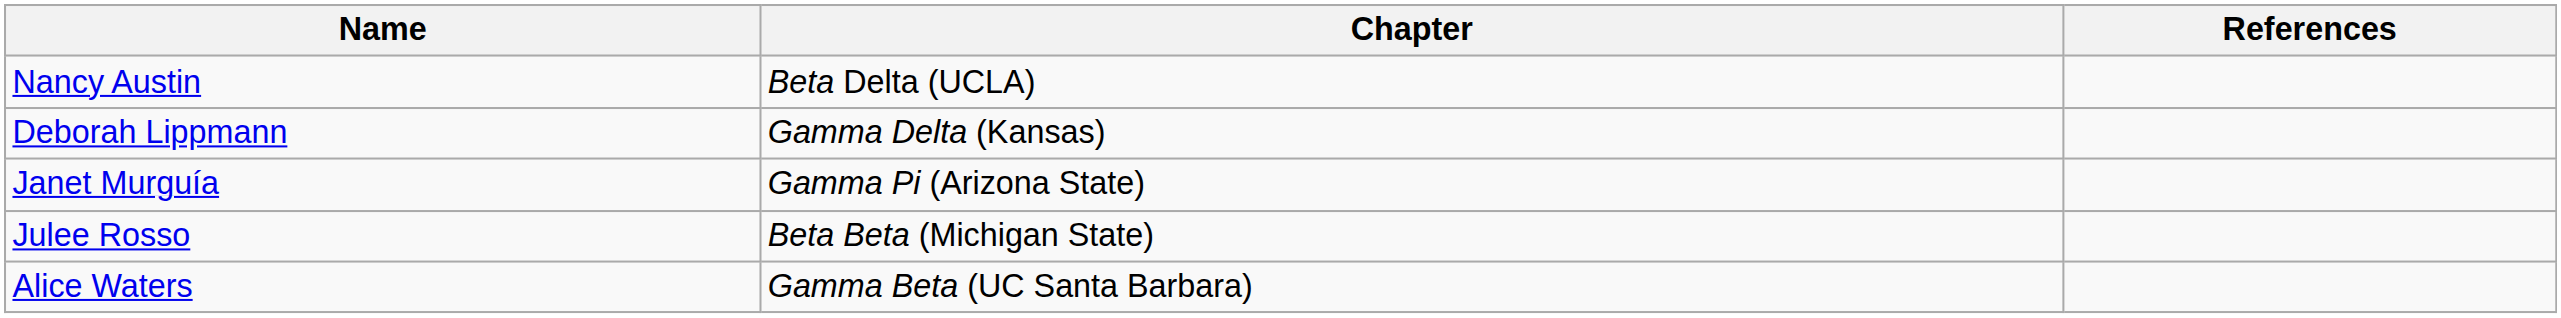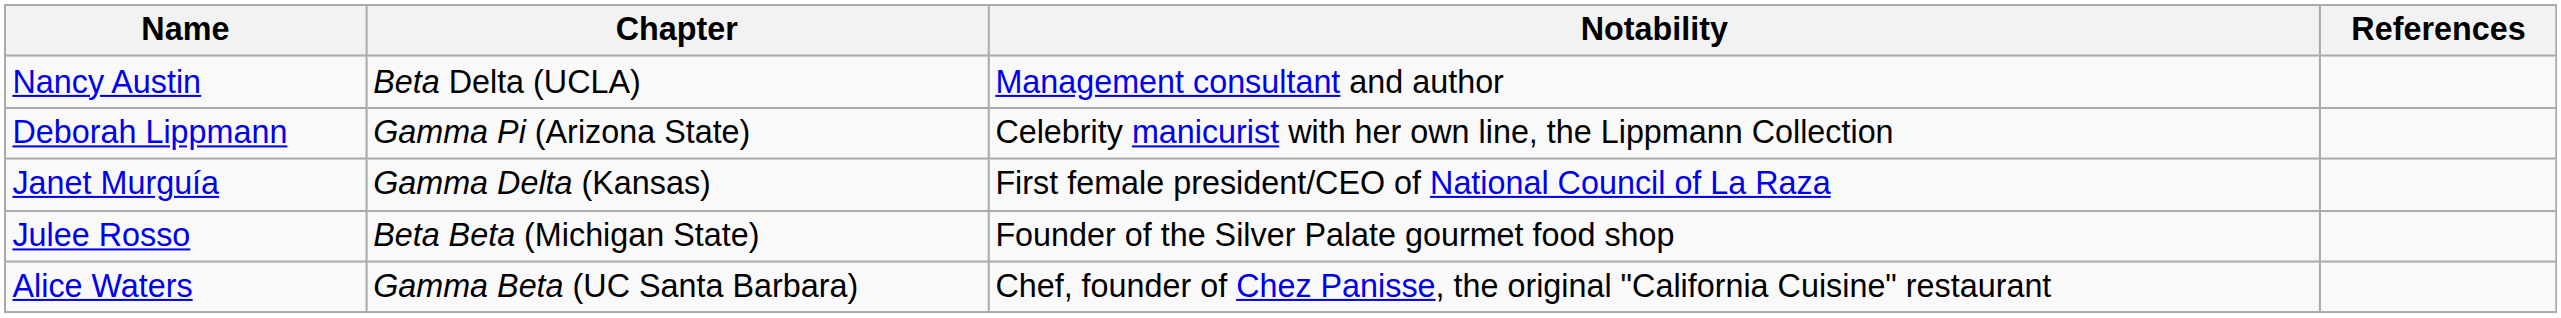+ column: (1654, 30)
(937, 132) Gamma Delta (Kansas) -> (562, 132) Gamma Pi (Arizona State)
(956, 183) Gamma Pi (Arizona State) -> (542, 183) Gamma Delta (Kansas)
